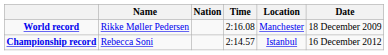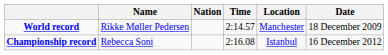(240, 27) 2:16.08 -> (240, 27) 2:14.57
(240, 42) 2:14.57 -> (240, 42) 2:16.08
